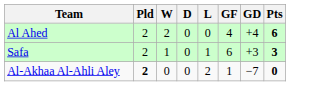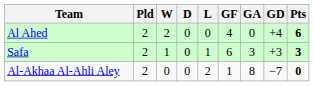+ column: (252, 14)
(145, 71) bold -> (145, 71) normal
